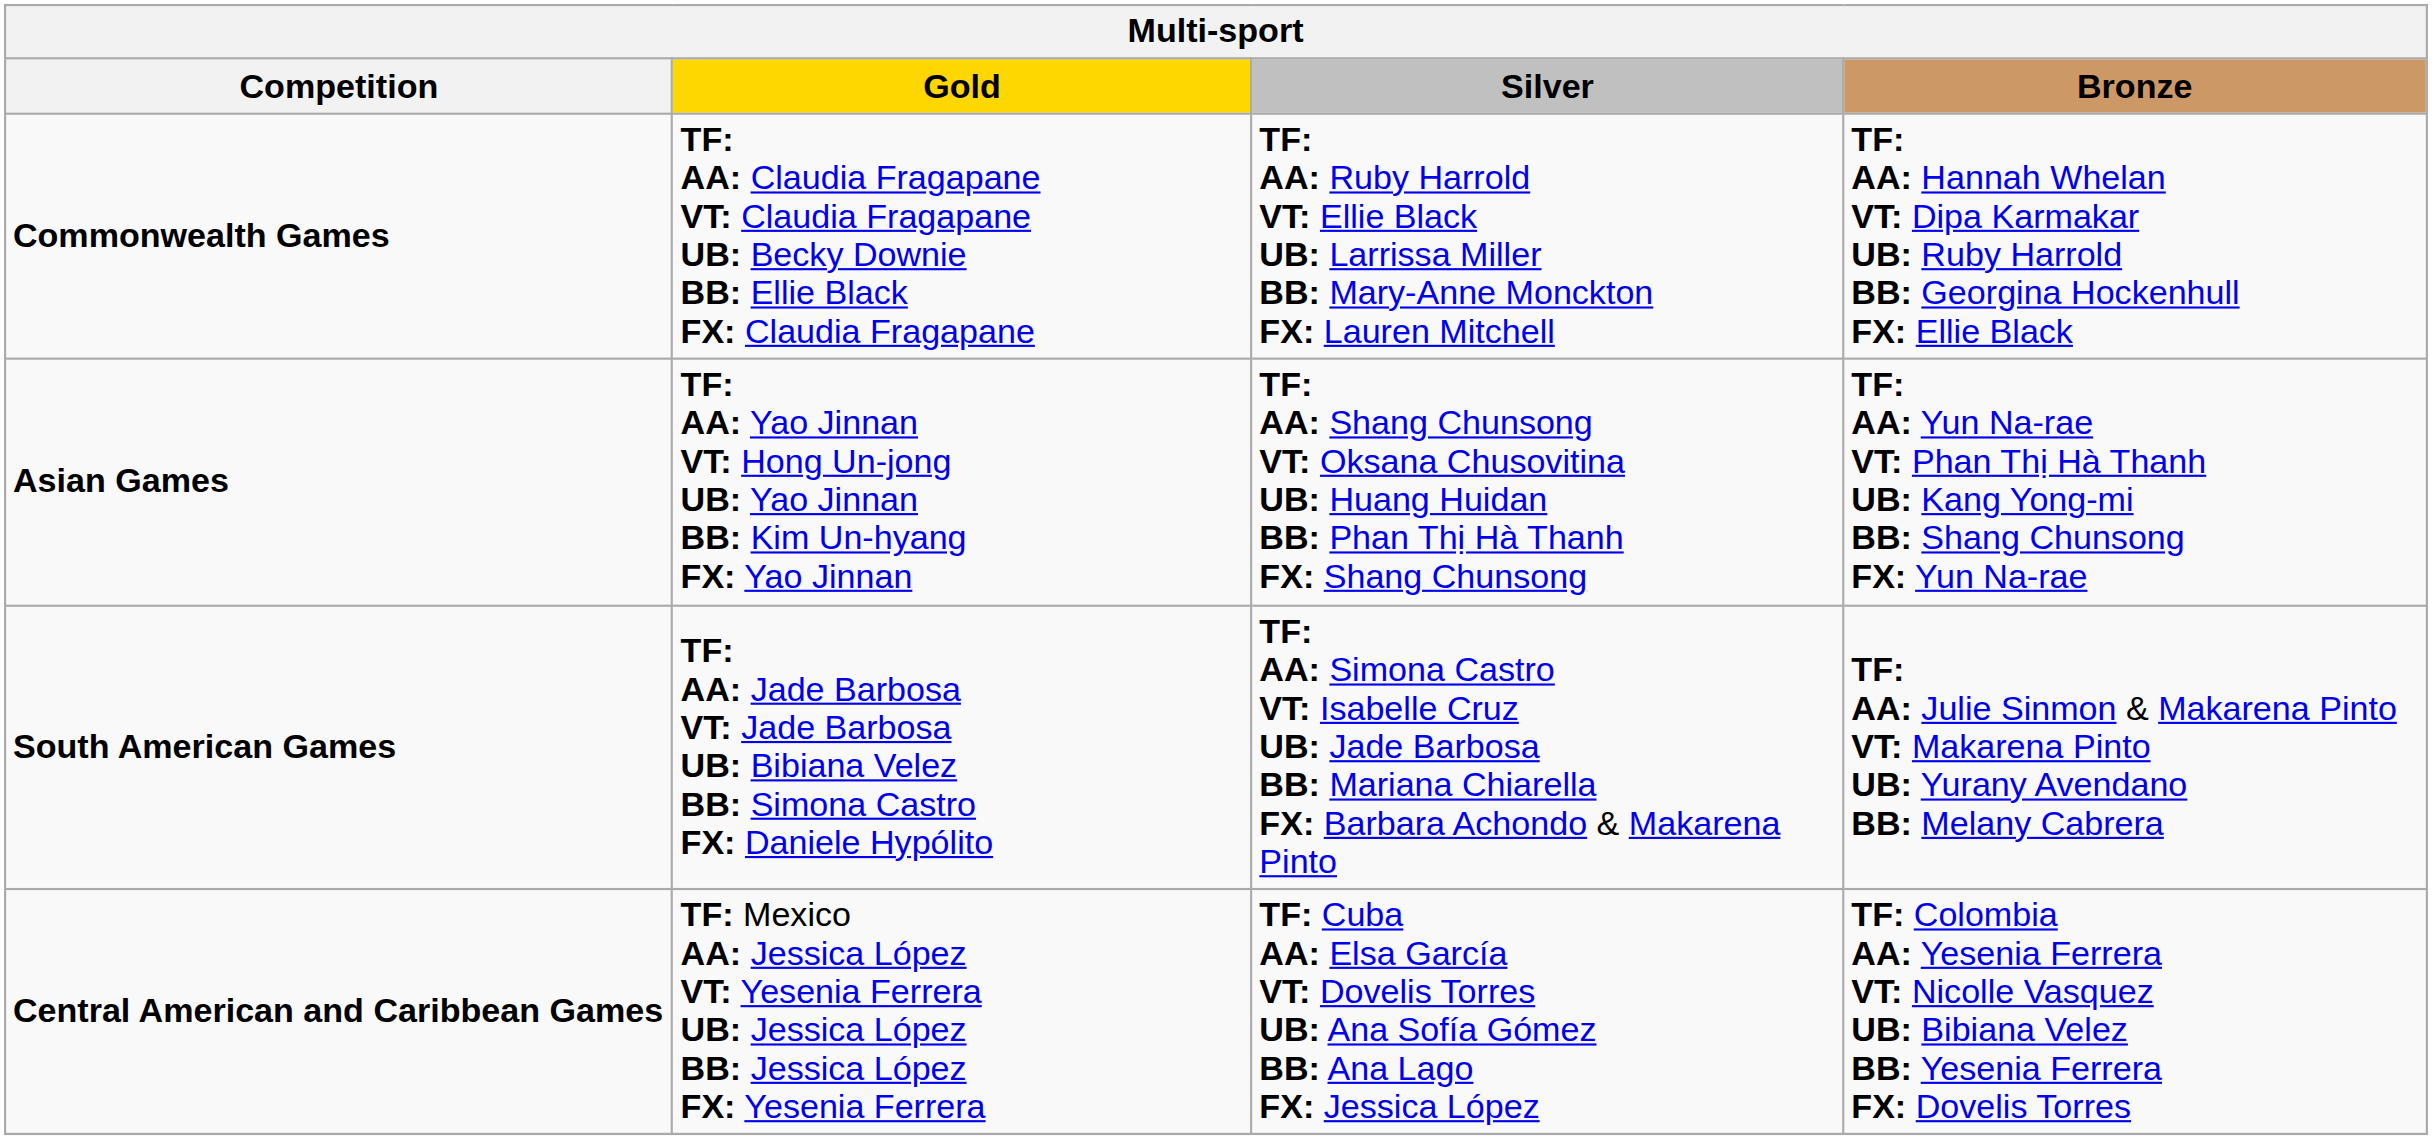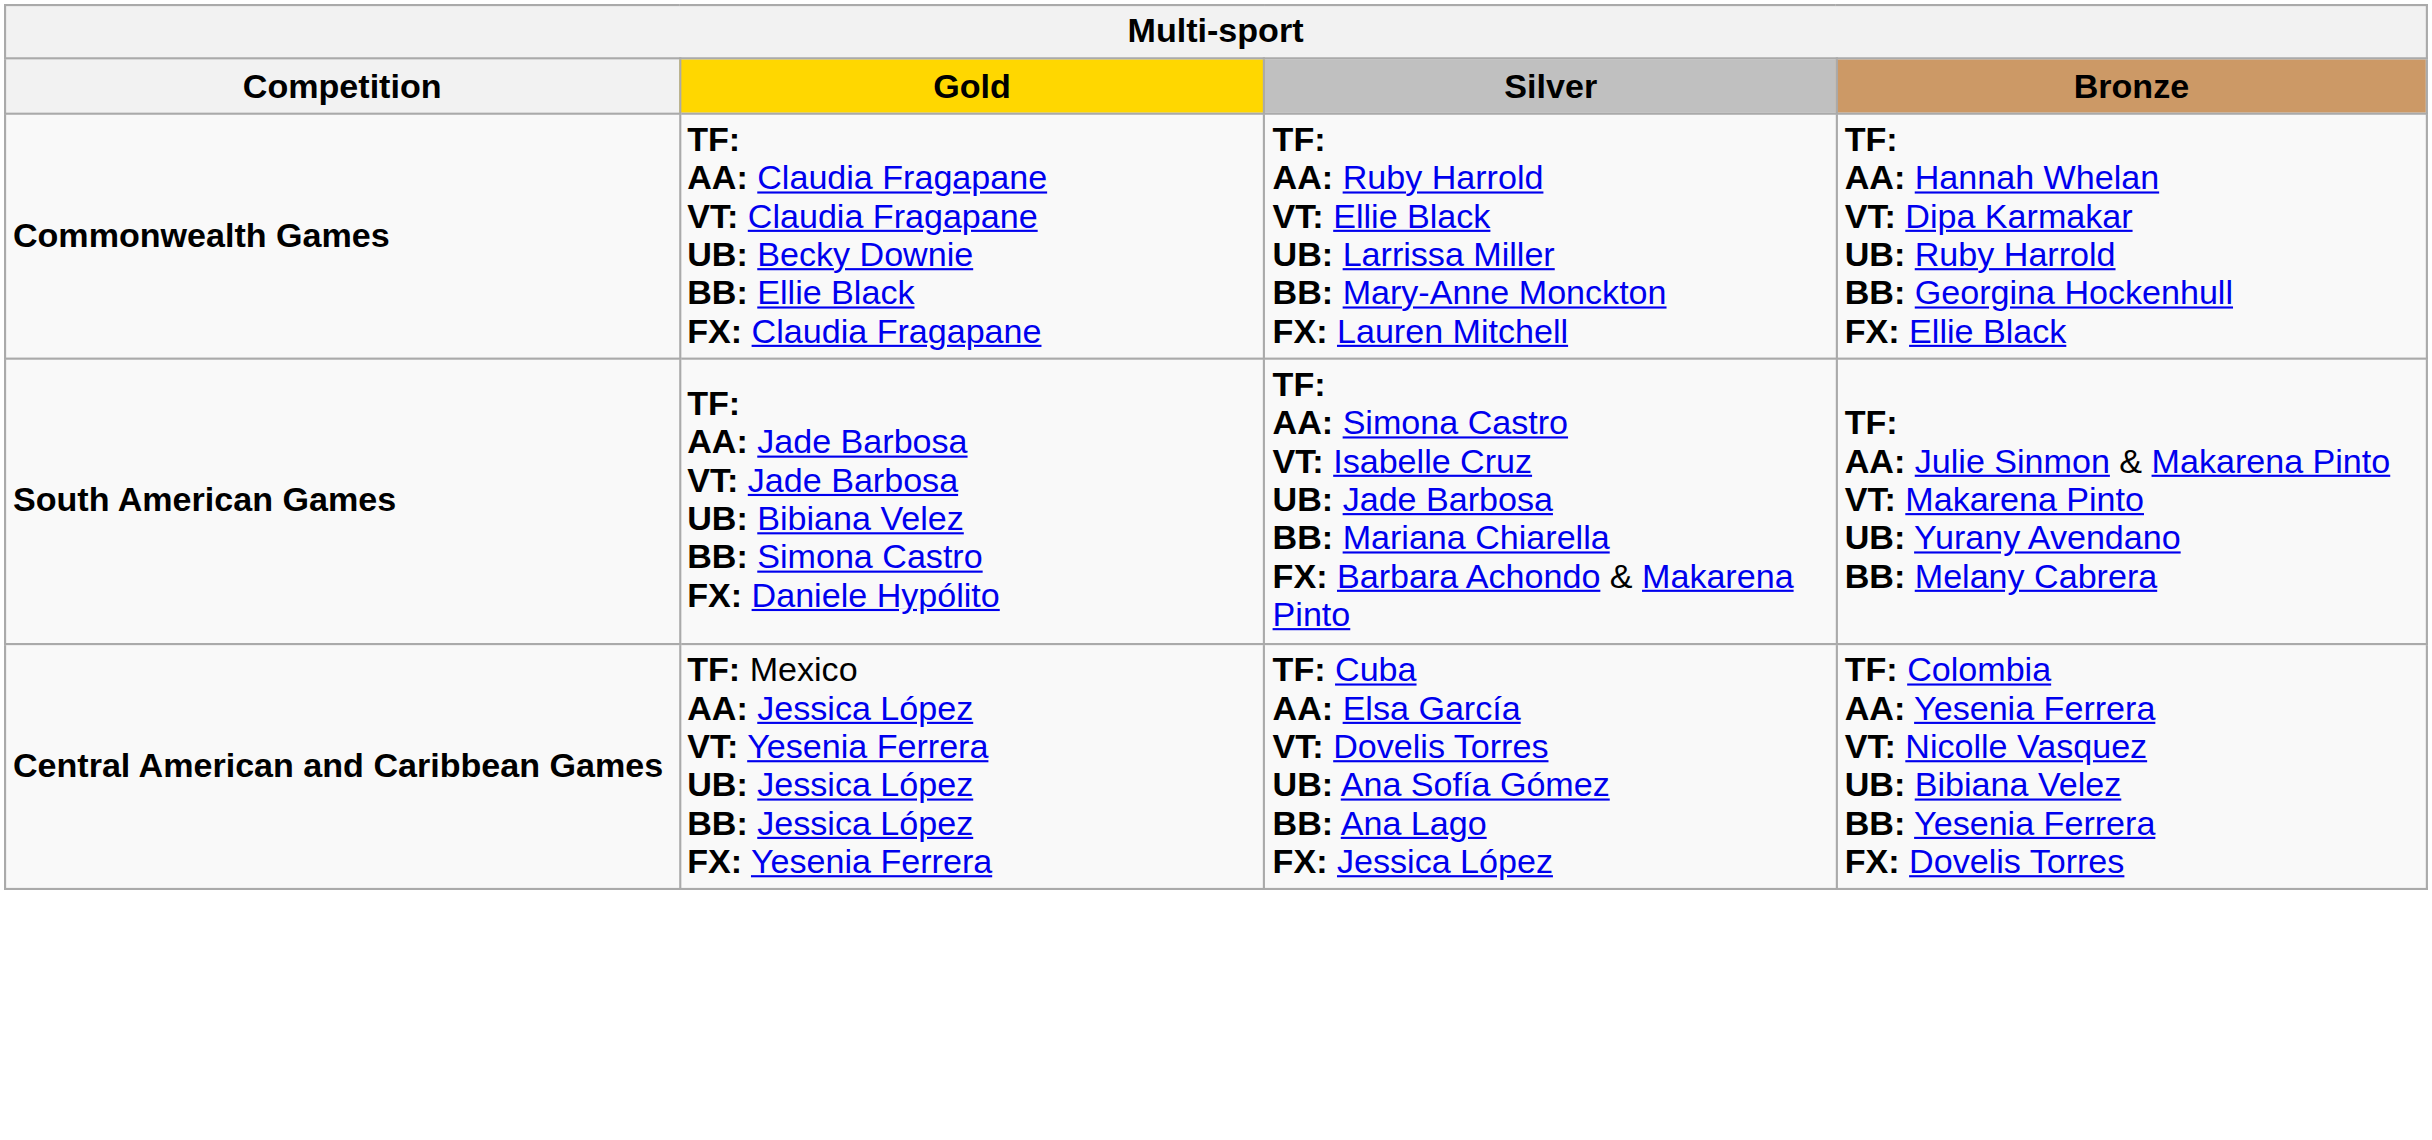- row: (121, 481)
